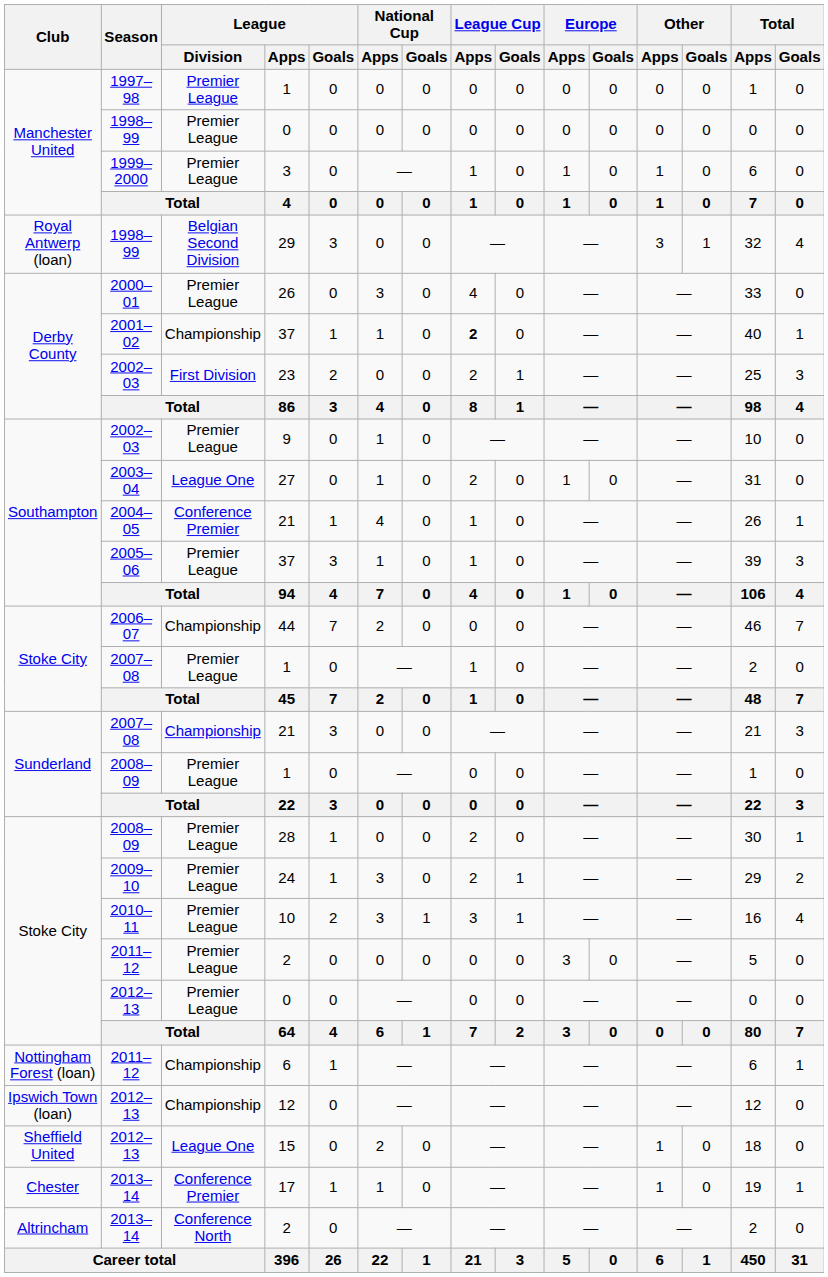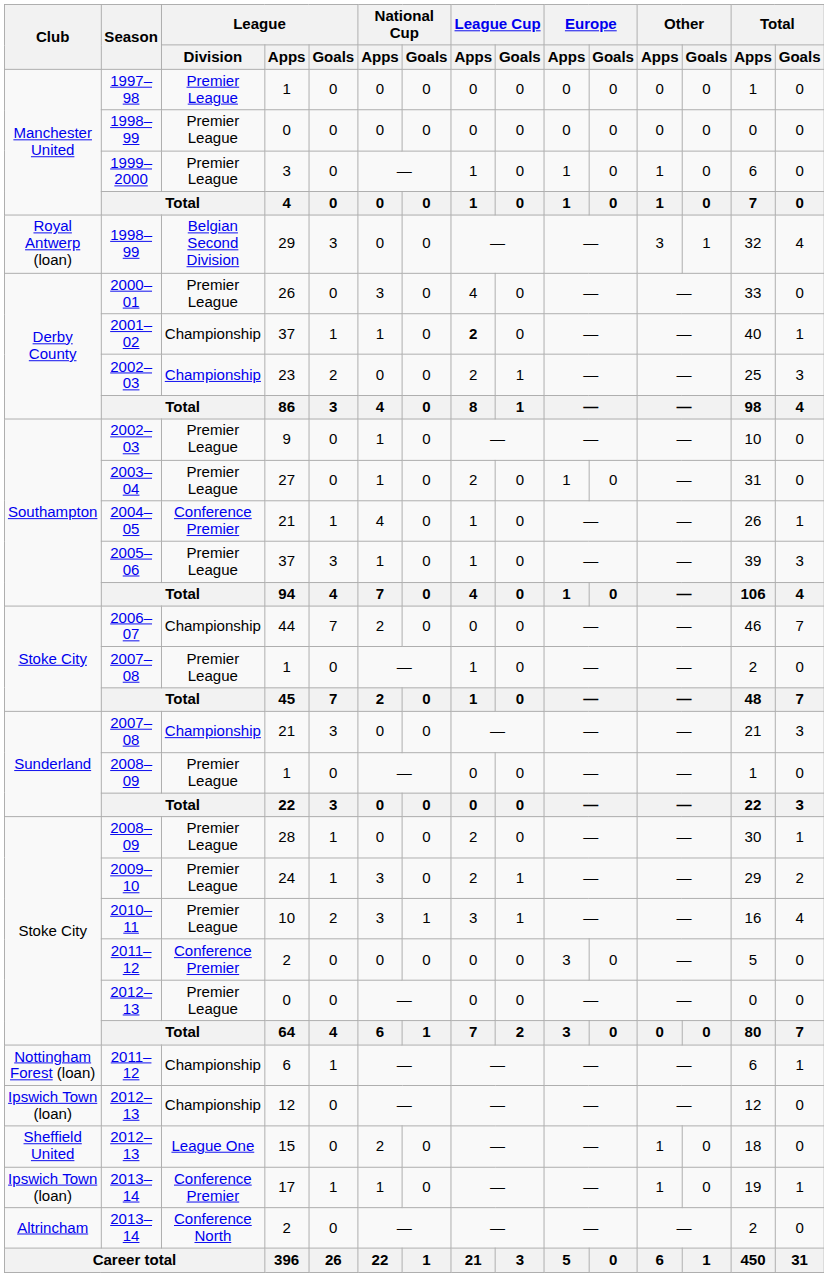(213, 374) First Division -> (213, 374) Championship
(213, 480) League One -> (213, 480) Premier League
(213, 959) Premier League -> (213, 959) Conference Premier
(53, 1187) Chester -> (53, 1187) Ipswich Town (loan)
